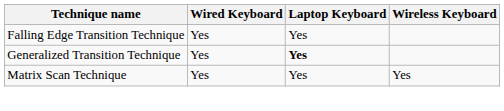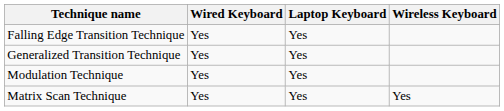(298, 55) bold -> (298, 55) normal
+ row: (65, 75)
